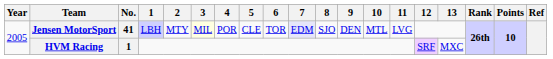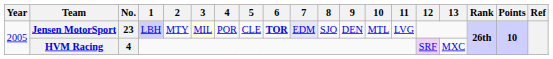(128, 29) 41 -> (128, 29) 23
(276, 29) normal -> (277, 29) bold
(128, 46) 1 -> (128, 46) 4
